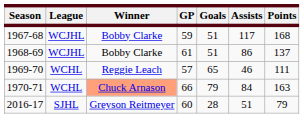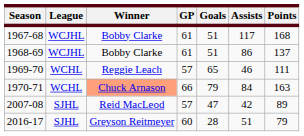(187, 35) 59 -> (187, 35) 61
+ row: (25, 104)
